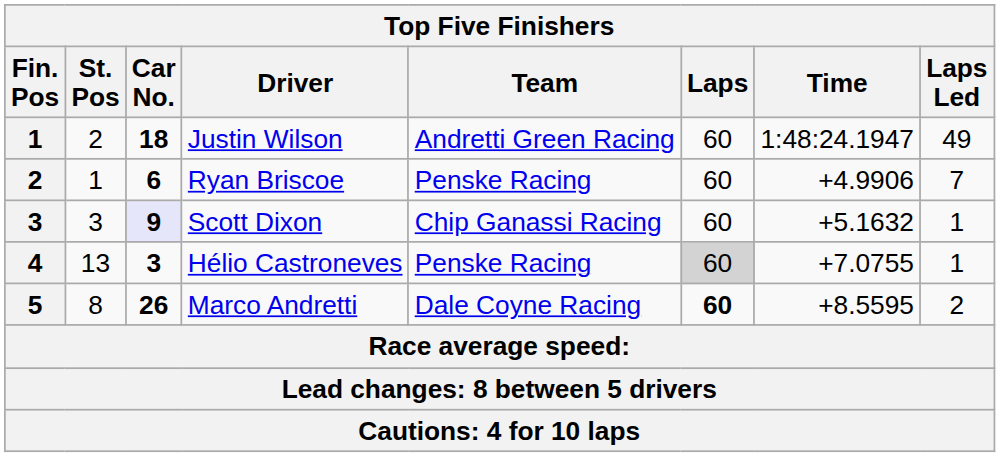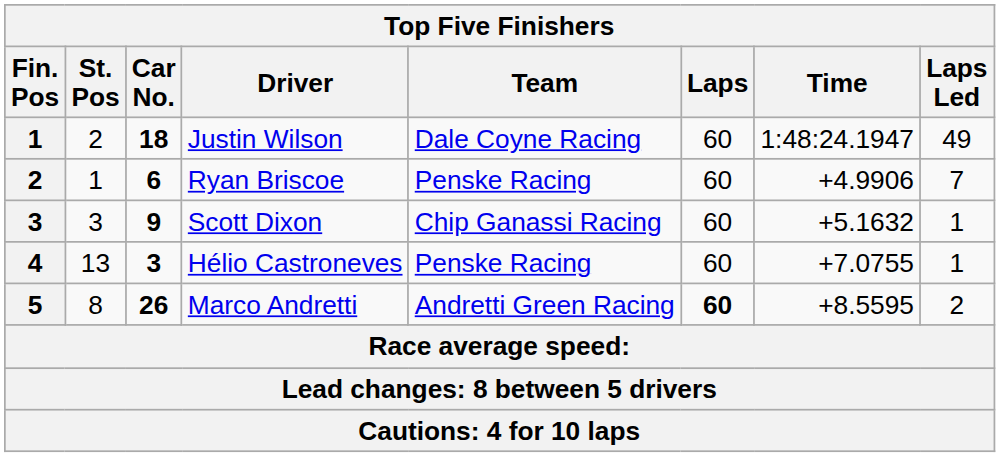(545, 139) Andretti Green Racing -> (528, 139) Dale Coyne Racing
(154, 222) lavender background -> (154, 222) no background
(718, 263) lightgrey background -> (718, 263) no background
(528, 305) Dale Coyne Racing -> (545, 305) Andretti Green Racing
